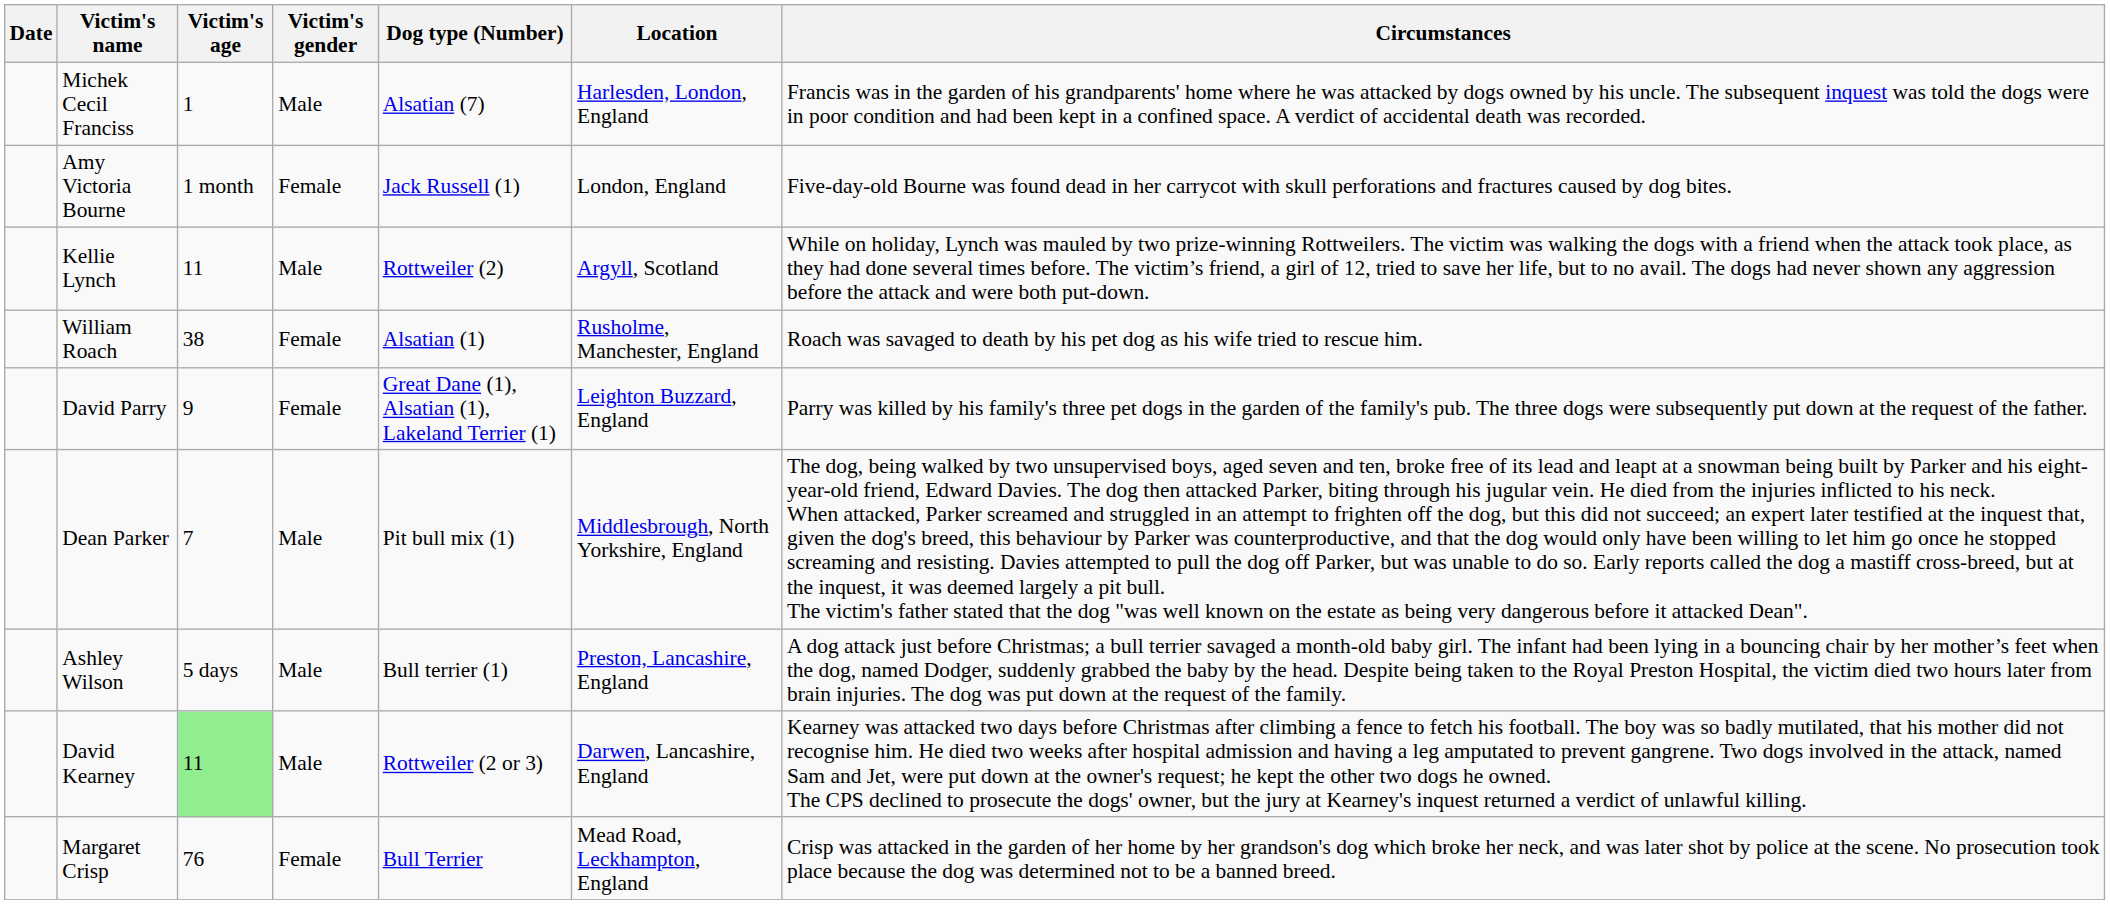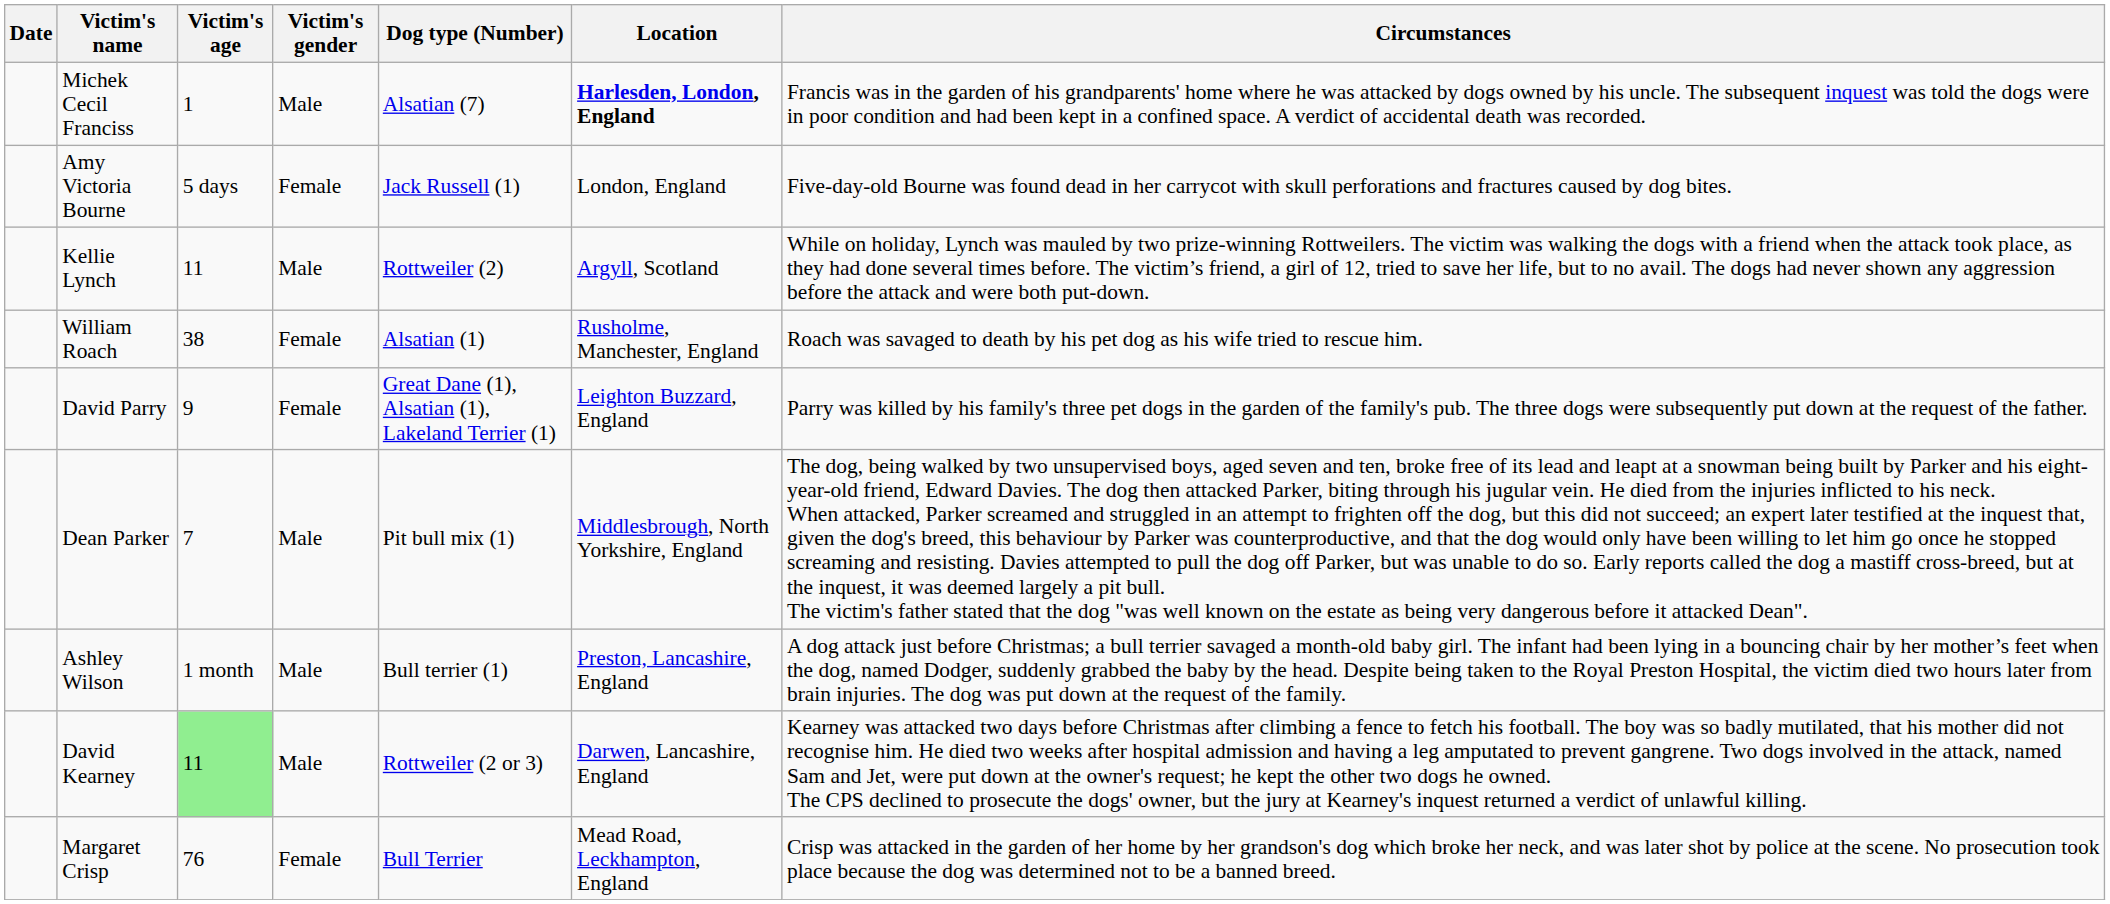(662, 103) normal -> (668, 103) bold
(218, 185) 1 month -> (210, 185) 5 days
(210, 669) 5 days -> (218, 669) 1 month
